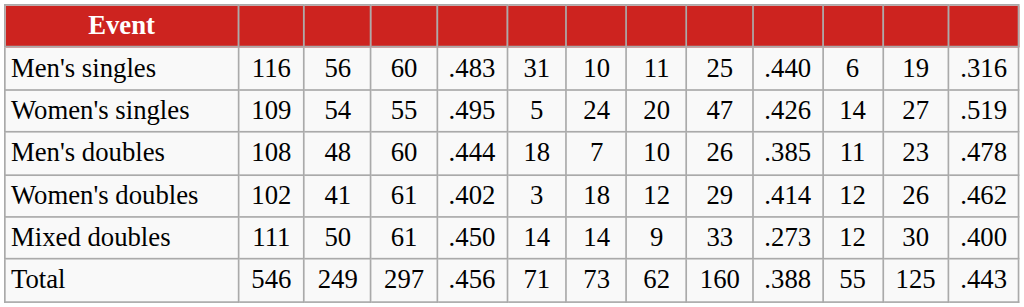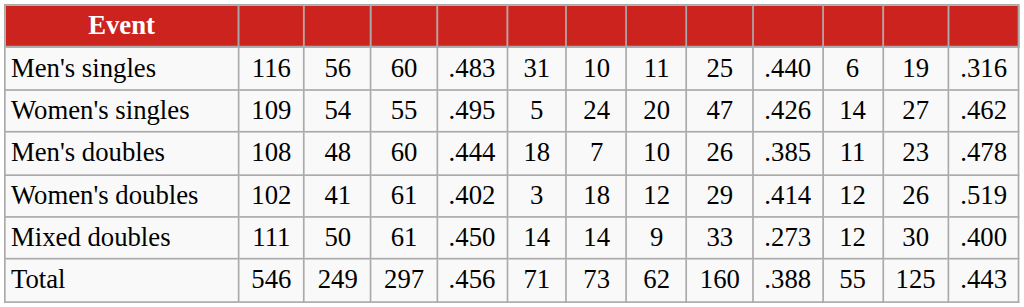(984, 110) .519 -> (984, 110) .462
(984, 195) .462 -> (984, 195) .519
